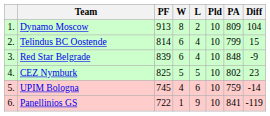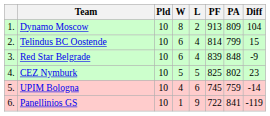columns swapped: (215, 12) <-> (164, 12)
